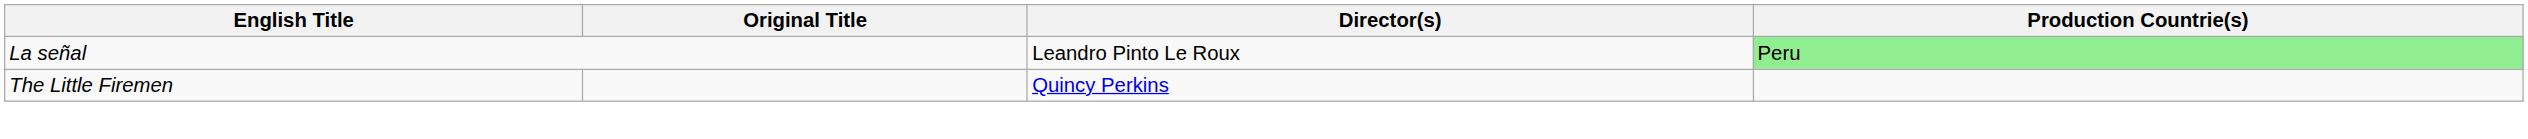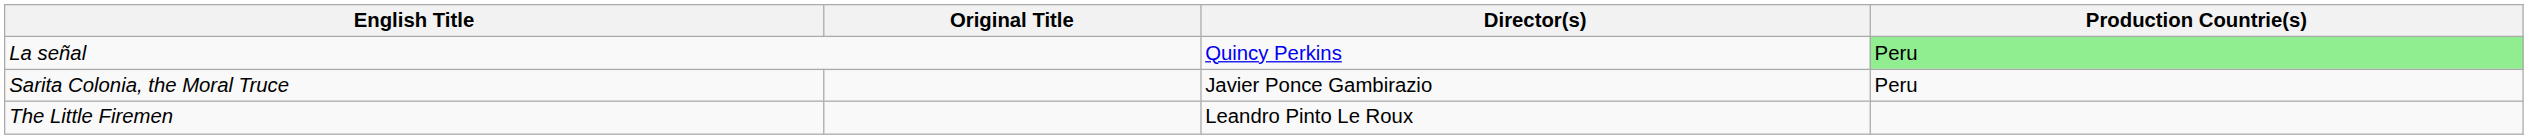(1136, 52) Leandro Pinto Le Roux -> (1274, 52) Quincy Perkins
+ row: (149, 85)
(1100, 85) Quincy Perkins -> (1309, 117) Leandro Pinto Le Roux
